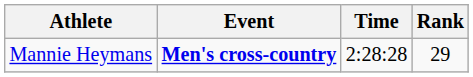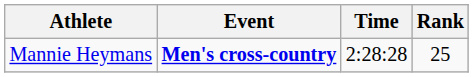(440, 54) 29 -> (440, 54) 25
